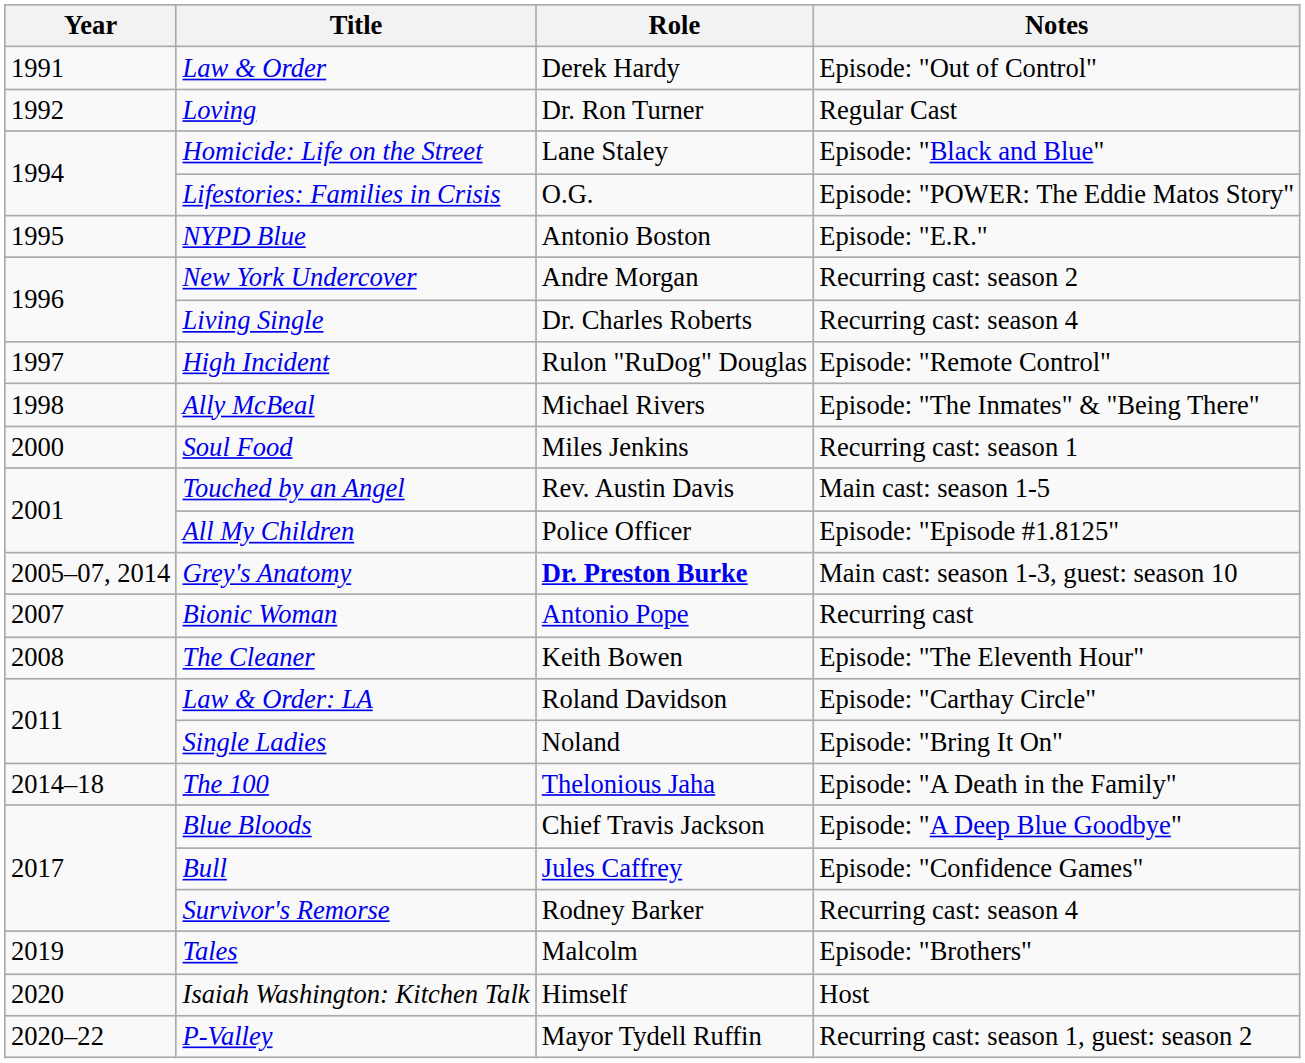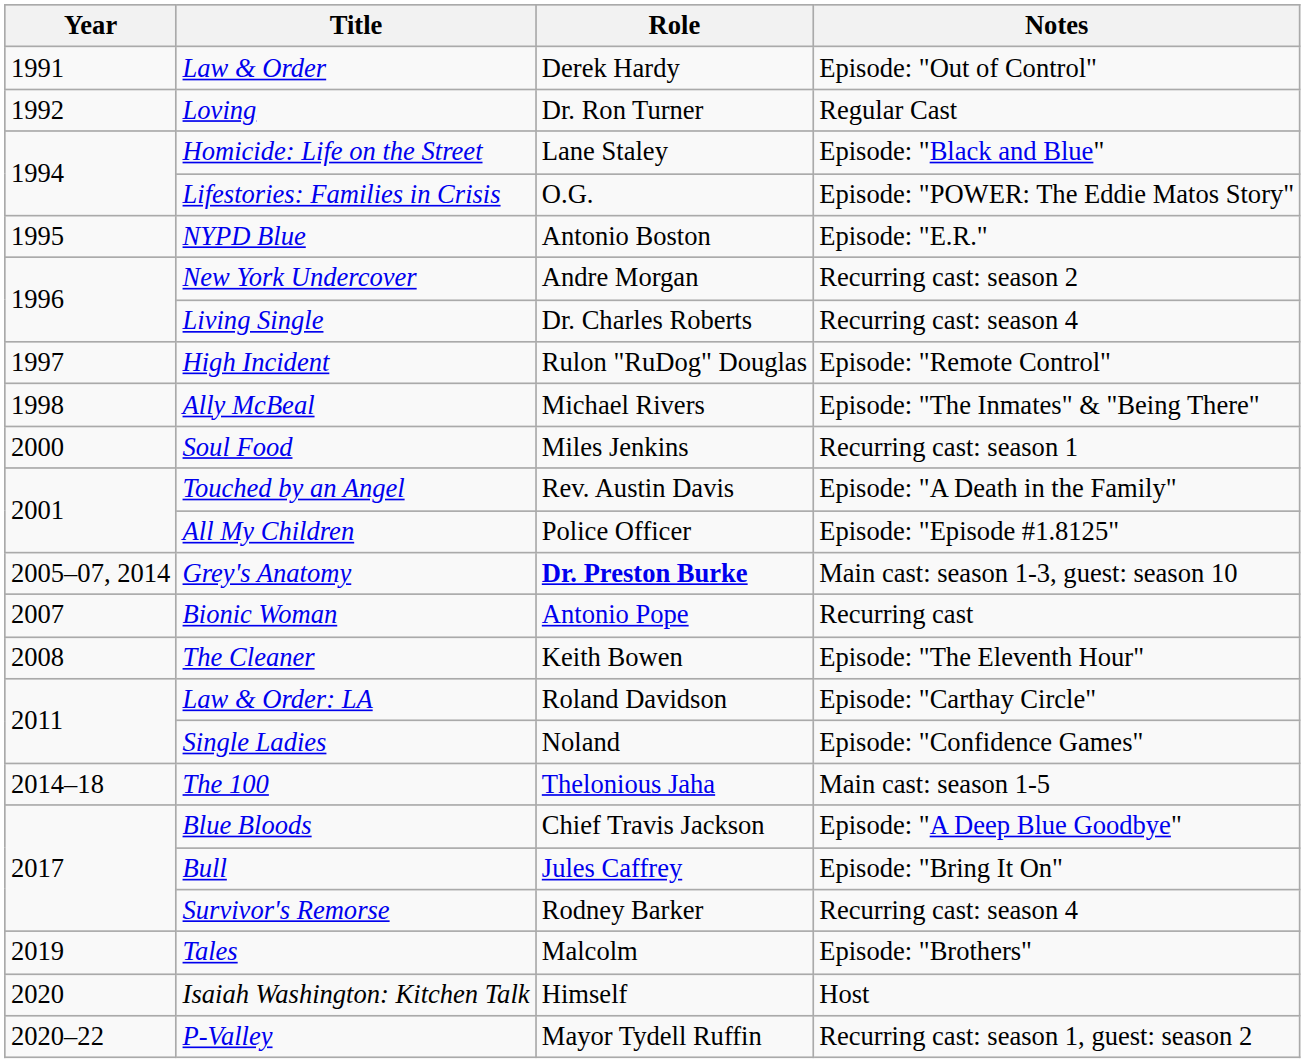(935, 488) Main cast: season 1-5 -> (998, 488) Episode: "A Death in the Family"
(941, 741) Episode: "Bring It On" -> (981, 741) Episode: "Confidence Games"
(998, 783) Episode: "A Death in the Family" -> (935, 783) Main cast: season 1-5
(981, 868) Episode: "Confidence Games" -> (941, 868) Episode: "Bring It On"
